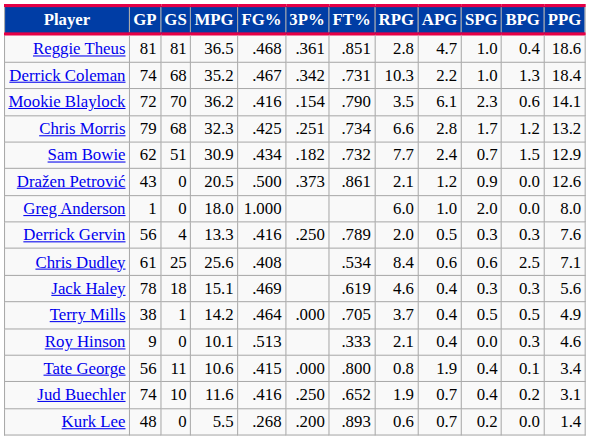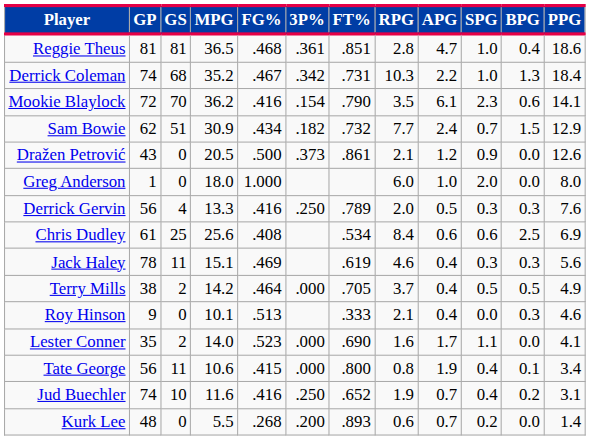- row: (82, 128)
(571, 261) 7.1 -> (571, 235) 6.9
(178, 288) 18 -> (179, 261) 11
(183, 315) 1 -> (183, 288) 2
+ row: (78, 341)
